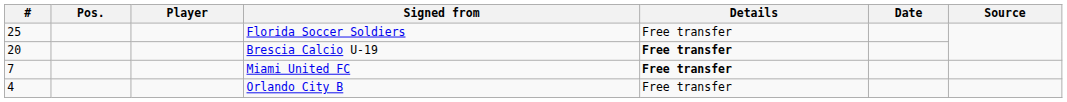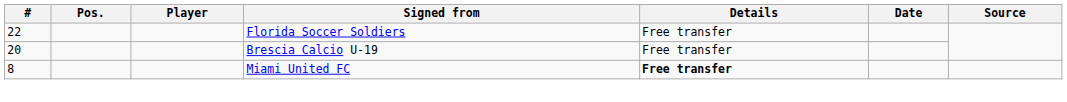(14, 33) 25 -> (14, 33) 22
(687, 51) bold -> (687, 51) normal
(11, 70) 7 -> (11, 70) 8
- row: (295, 88)
